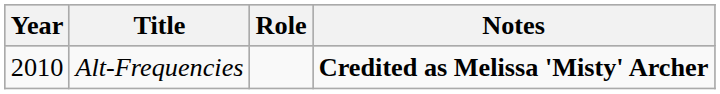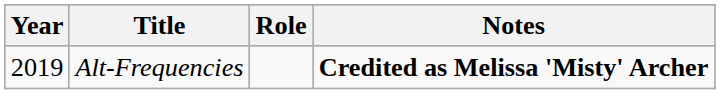(37, 66) 2010 -> (37, 66) 2019
